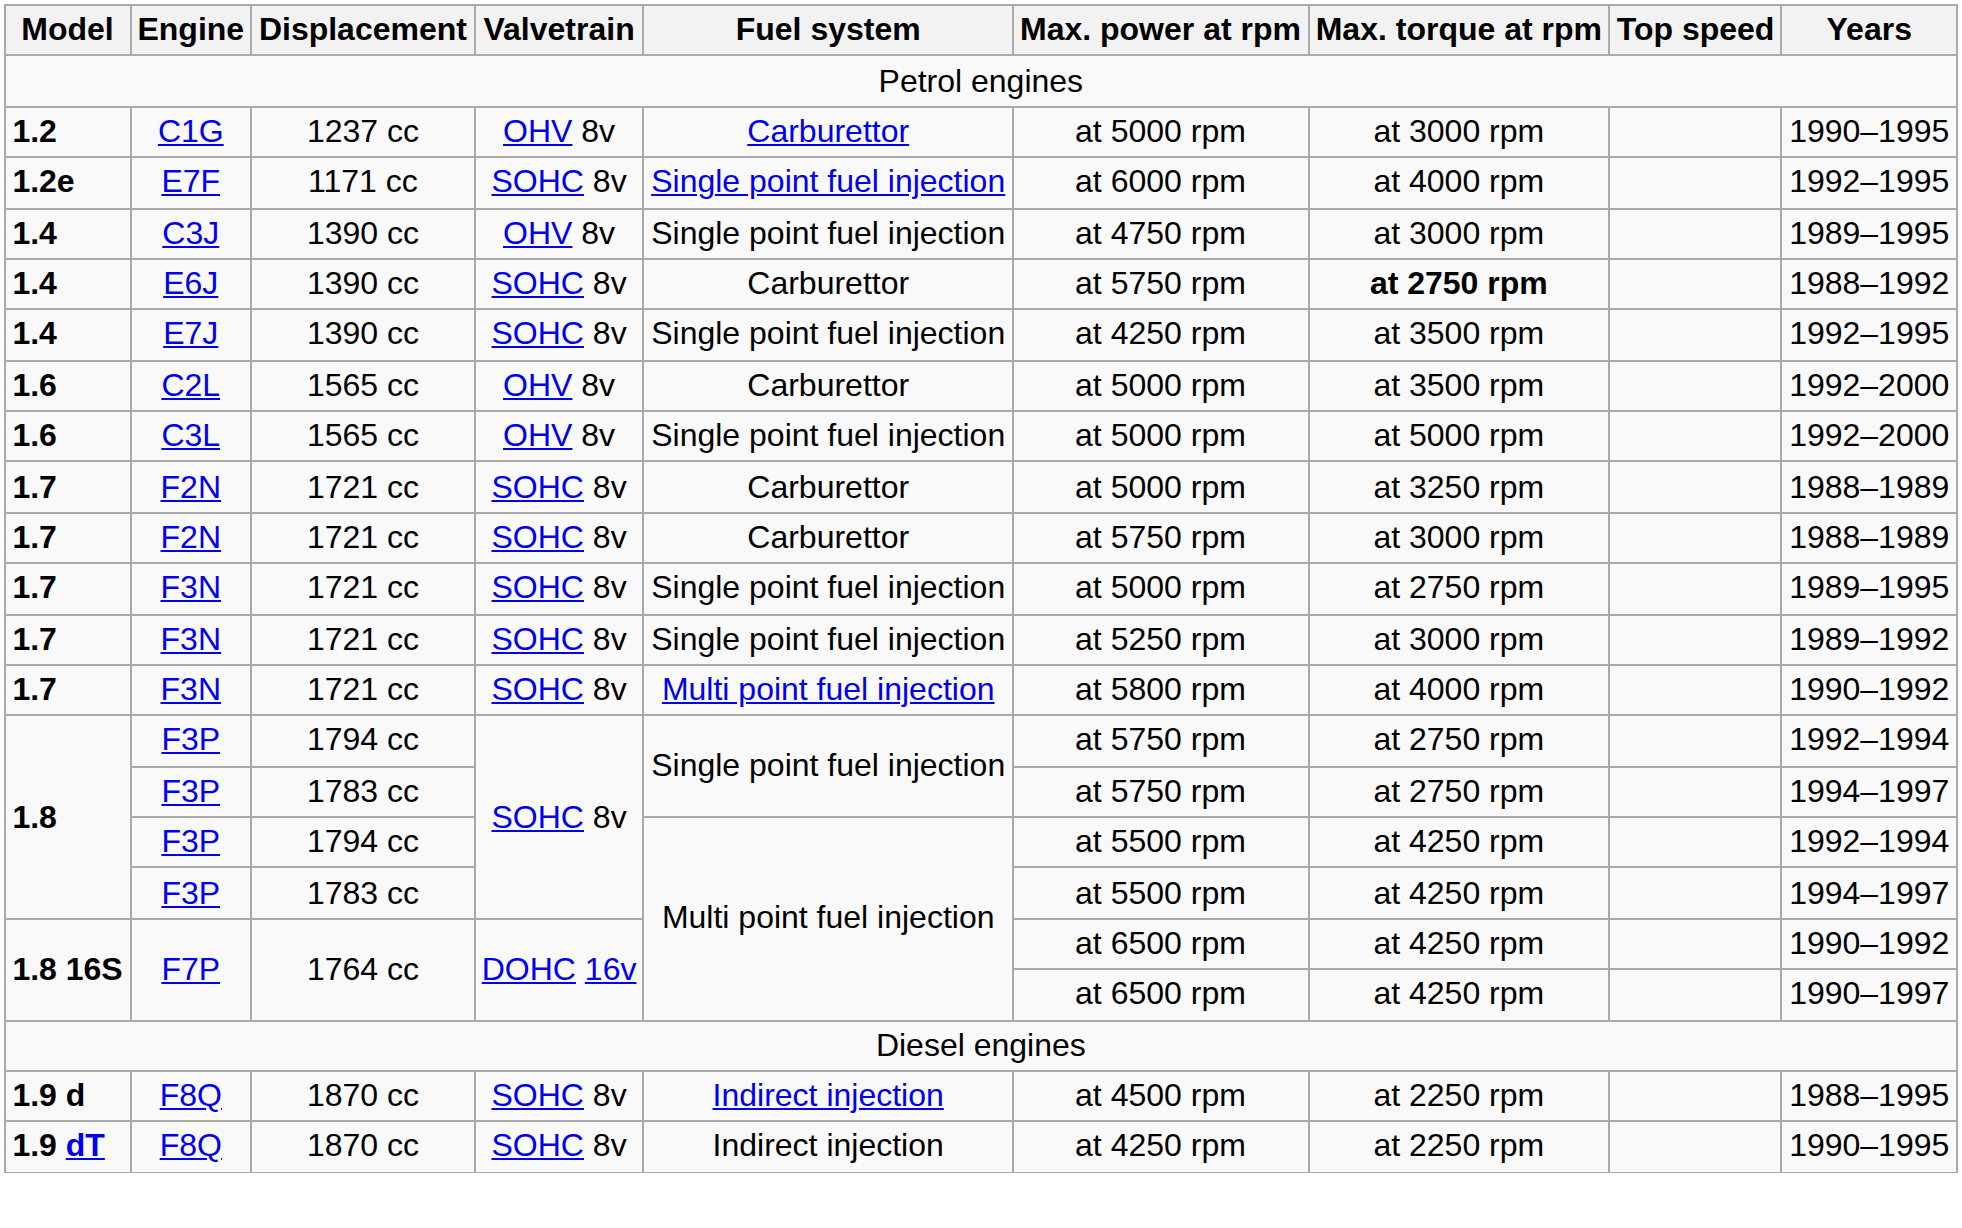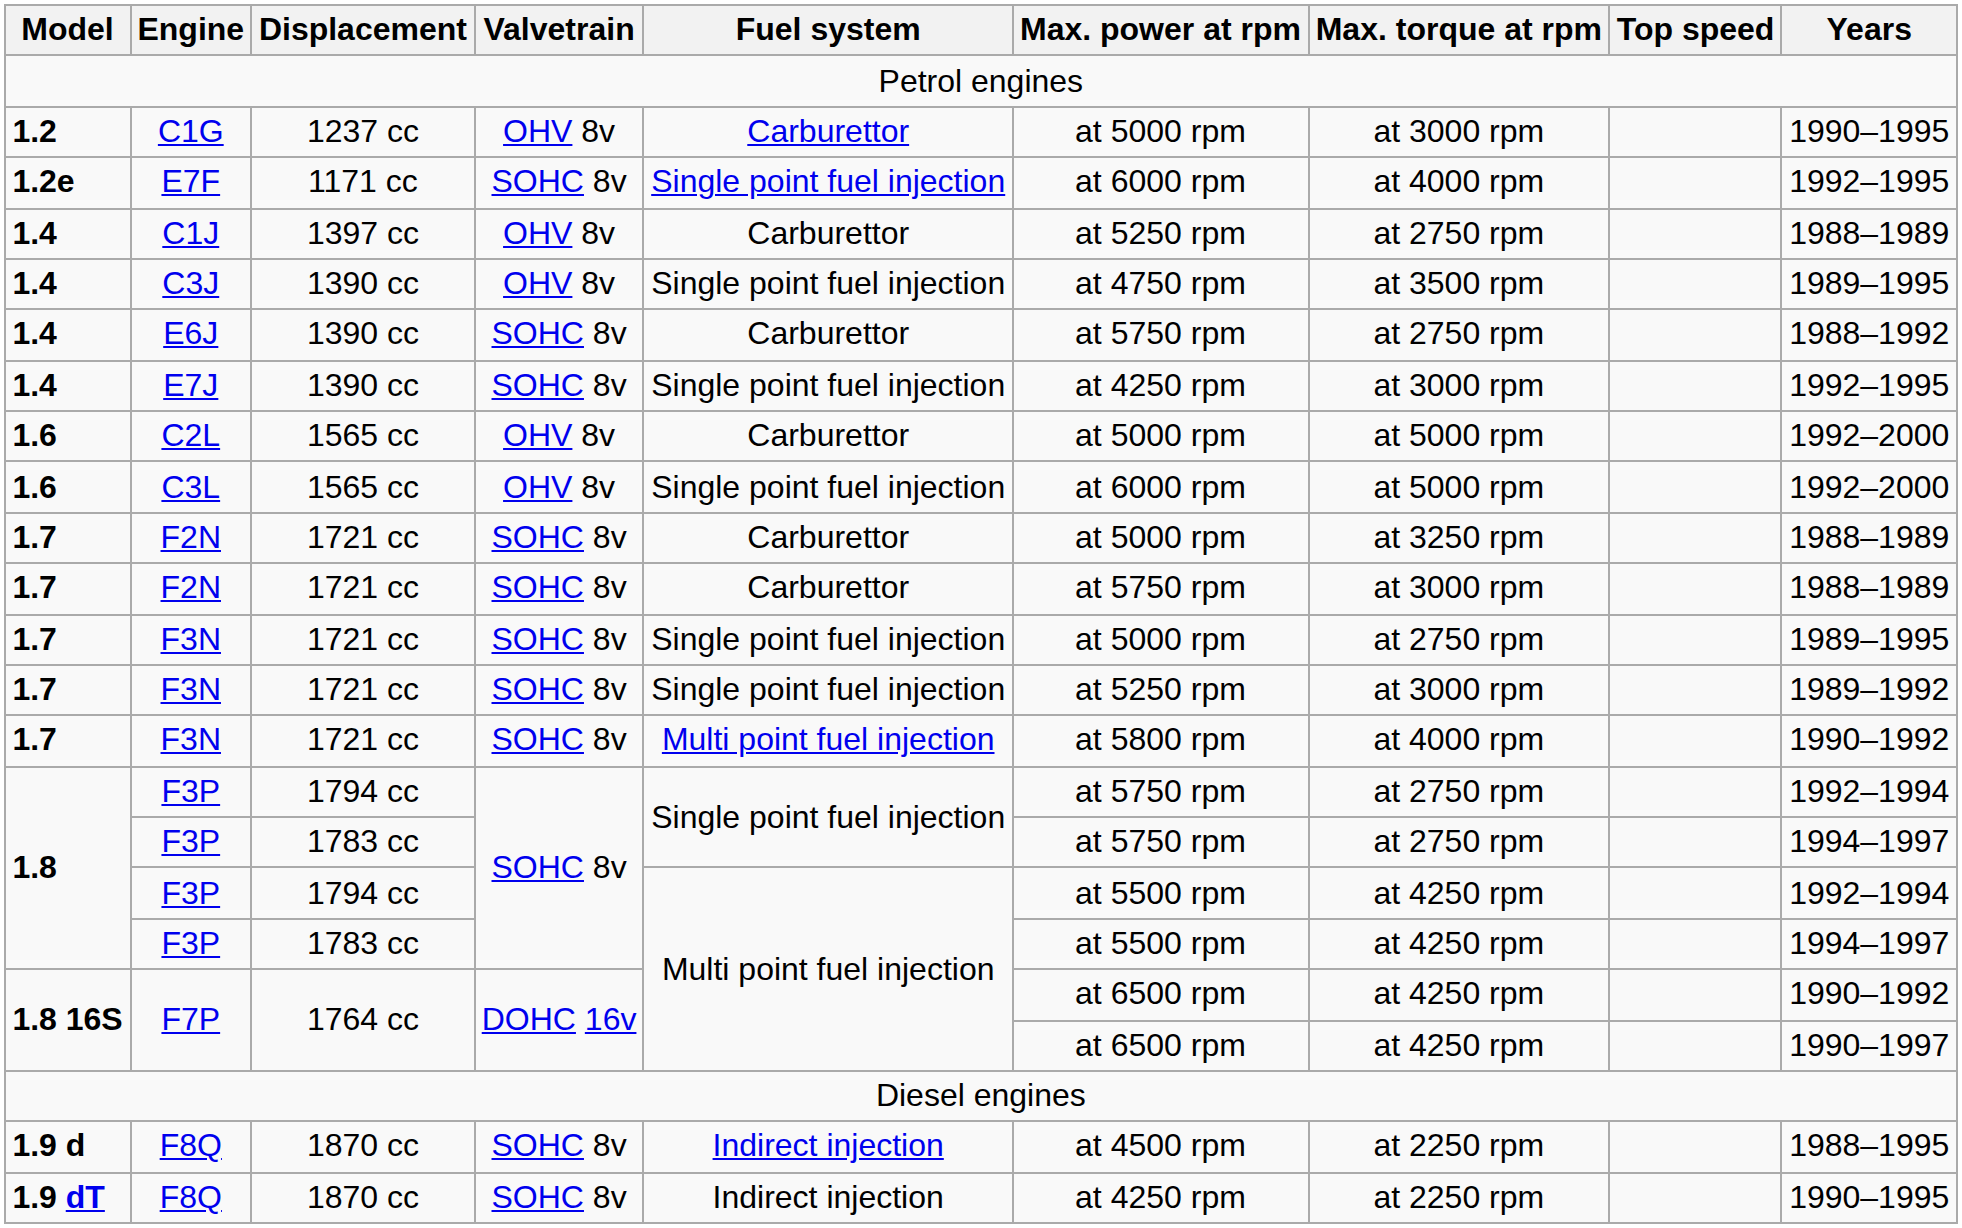+ row: (191, 232)
(1459, 232) at 3000 rpm -> (1459, 283) at 3500 rpm
(1459, 283) bold -> (1459, 334) normal
(1459, 334) at 3500 rpm -> (1459, 385) at 3000 rpm
(1459, 385) at 3500 rpm -> (1459, 435) at 5000 rpm
(1160, 435) at 5000 rpm -> (1160, 486) at 6000 rpm
